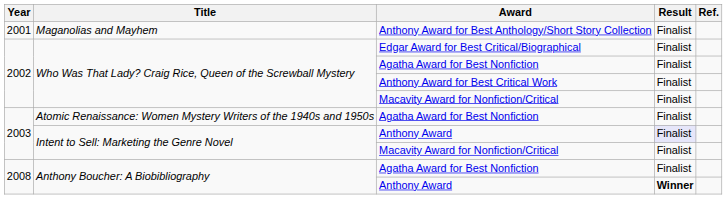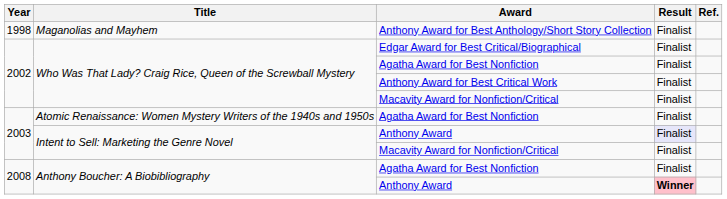(19, 30) 2001 -> (19, 30) 1998
(675, 185) no background -> (675, 185) pink background
